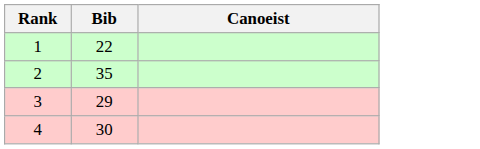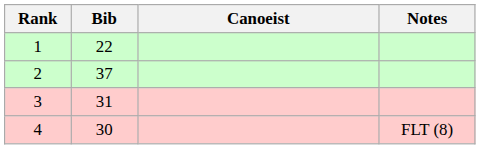+ column: (427, 18)
(104, 74) 35 -> (104, 74) 37
(104, 102) 29 -> (104, 102) 31
